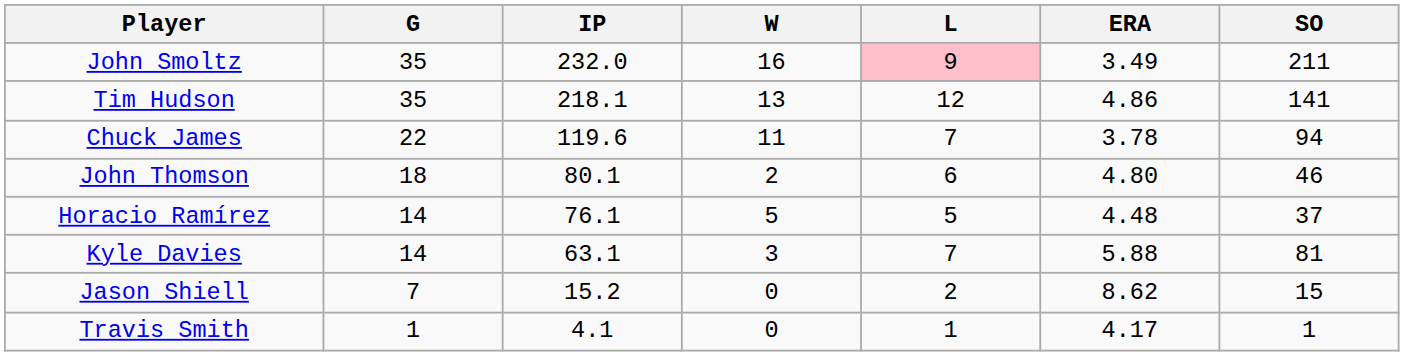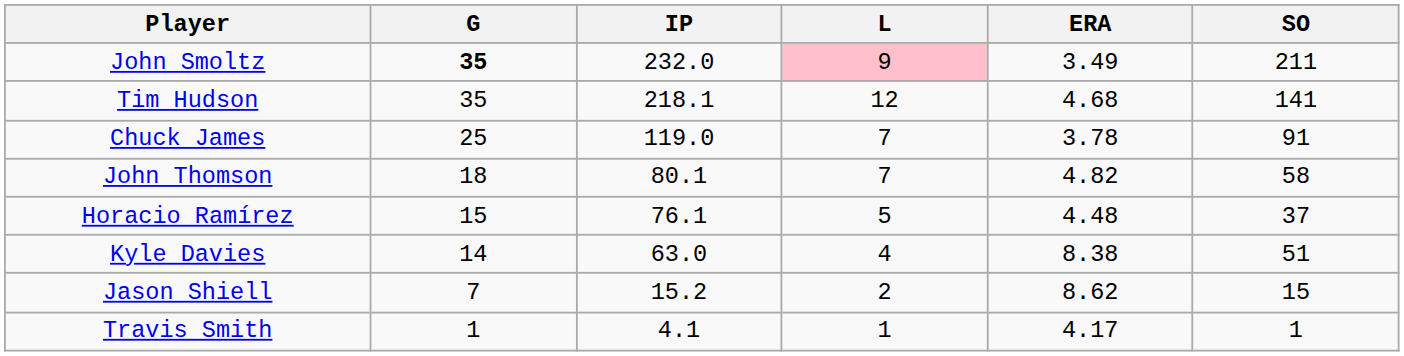- column: (771, 24)
(413, 62) normal -> (473, 62) bold
(1130, 101) 4.86 -> (1090, 101) 4.68
(413, 139) 22 -> (473, 139) 25
(592, 139) 119.6 -> (679, 139) 119.0
(1309, 139) 94 -> (1296, 139) 91
(951, 177) 6 -> (885, 177) 7
(1130, 177) 4.80 -> (1090, 177) 4.82
(1309, 177) 46 -> (1296, 177) 58
(413, 216) 14 -> (473, 216) 15
(592, 254) 63.1 -> (679, 254) 63.0
(951, 254) 7 -> (885, 254) 4
(1130, 254) 5.88 -> (1090, 254) 8.38
(1309, 254) 81 -> (1296, 254) 51
